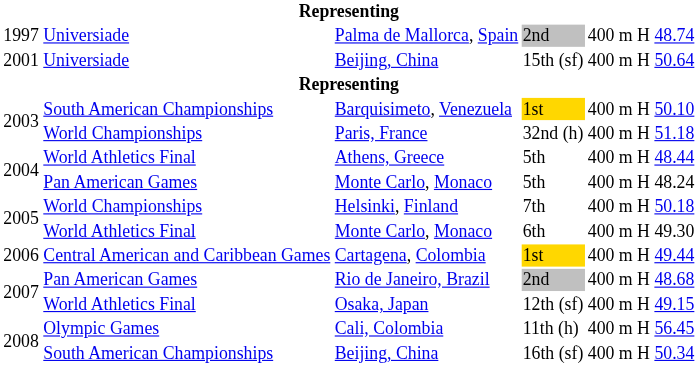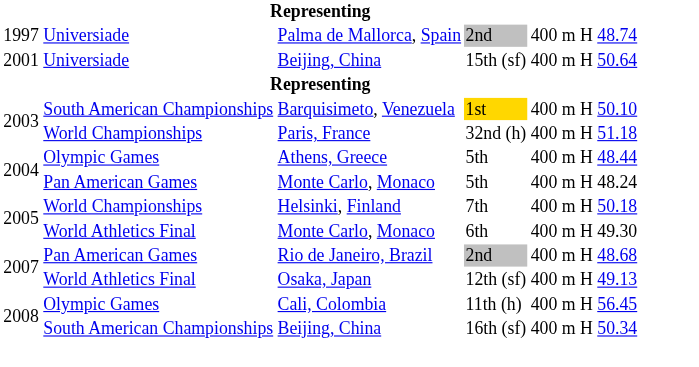(120, 157) World Athletics Final -> (101, 157) Olympic Games
- row: (410, 255)
(674, 304) 49.15 -> (617, 279) 49.13
